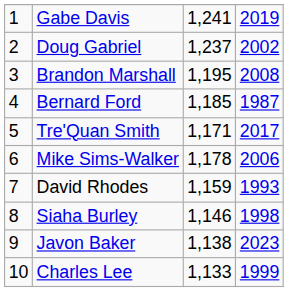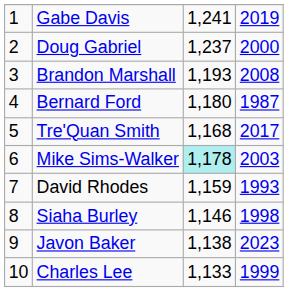(260, 46) 2002 -> (260, 46) 2000
(209, 74) 1,195 -> (209, 74) 1,193
(209, 103) 1,185 -> (209, 103) 1,180
(209, 131) 1,171 -> (209, 131) 1,168
(209, 159) no background -> (209, 159) paleturquoise background
(260, 159) 2006 -> (260, 159) 2003
